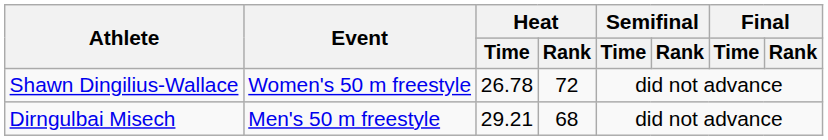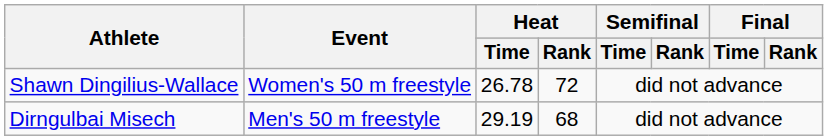(507, 119) 29.21 -> (507, 119) 29.19
